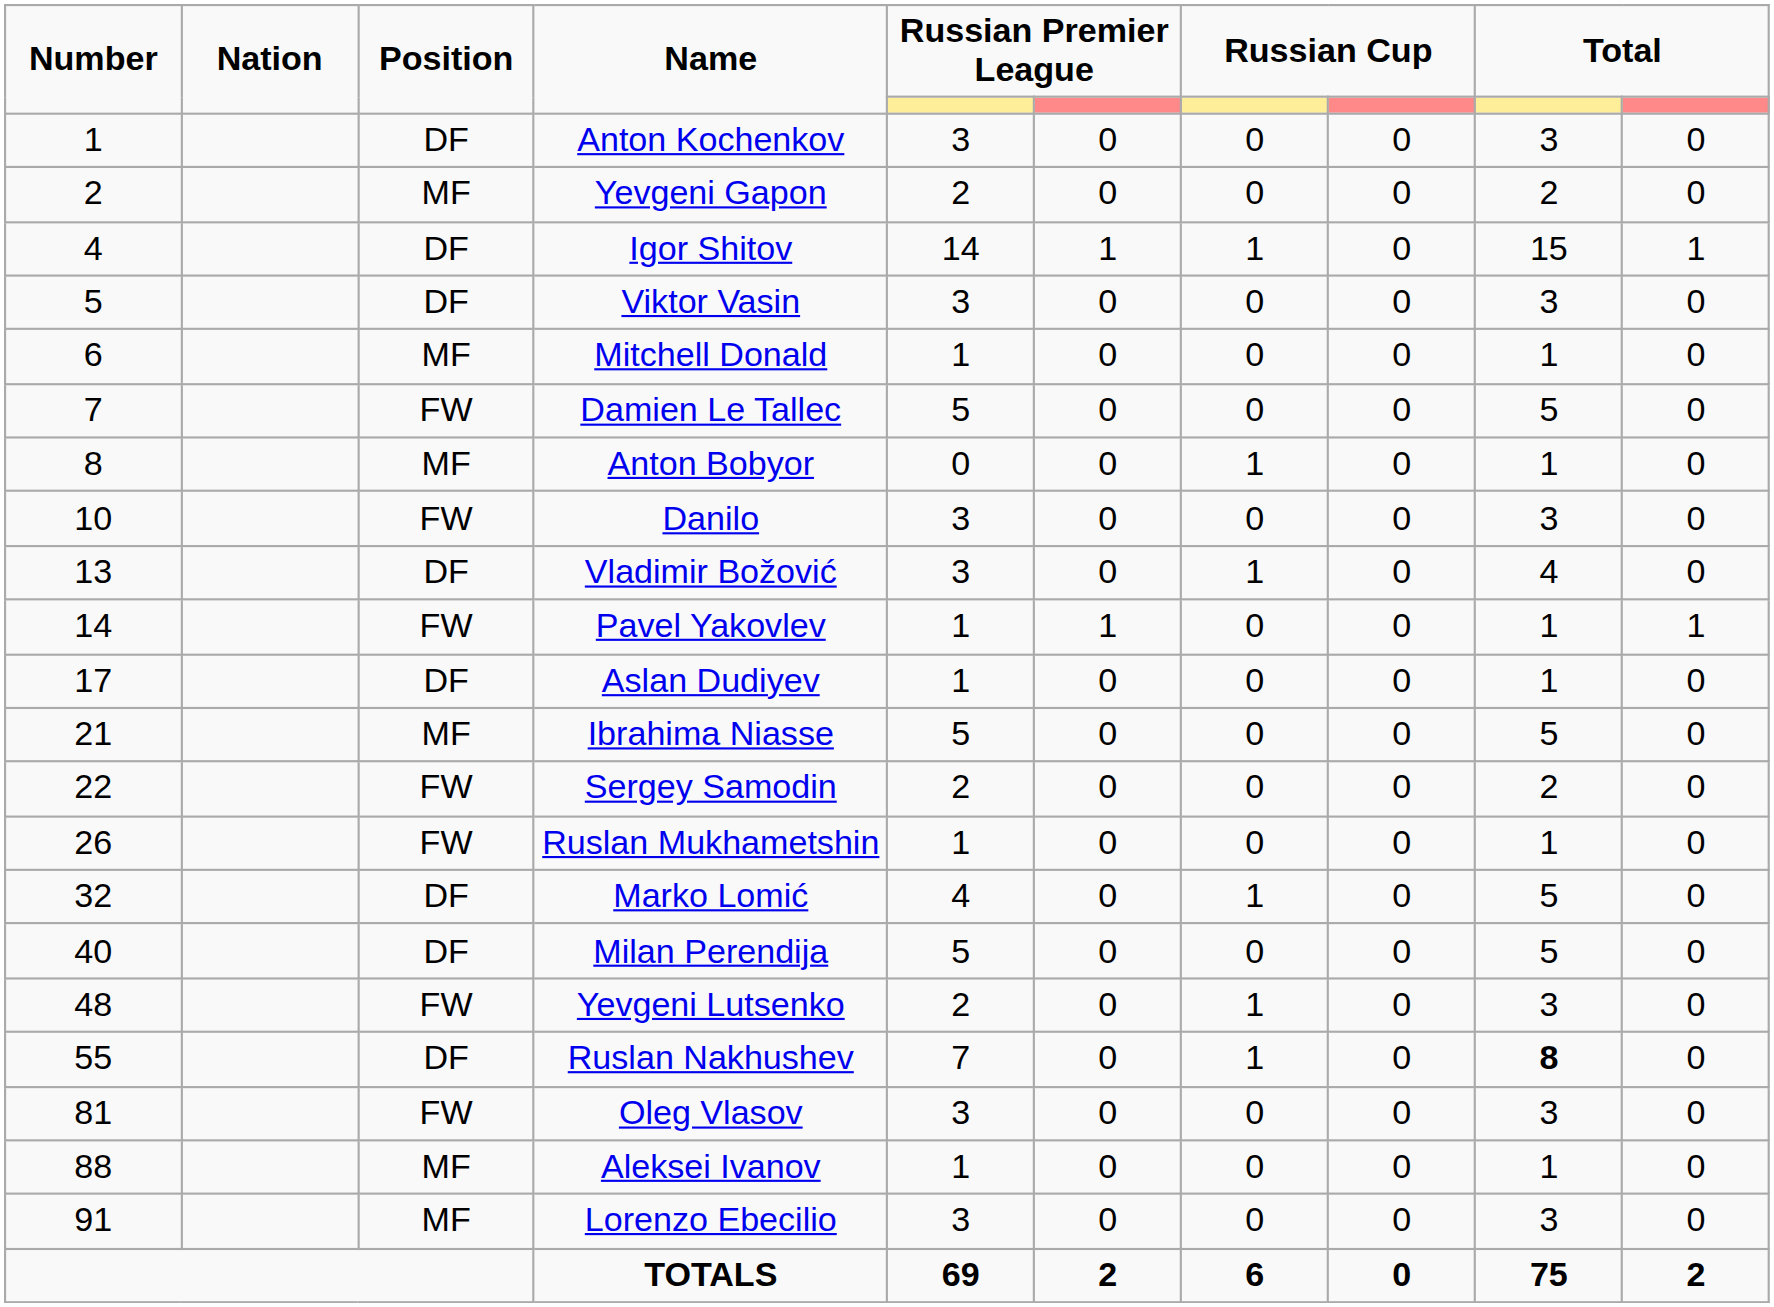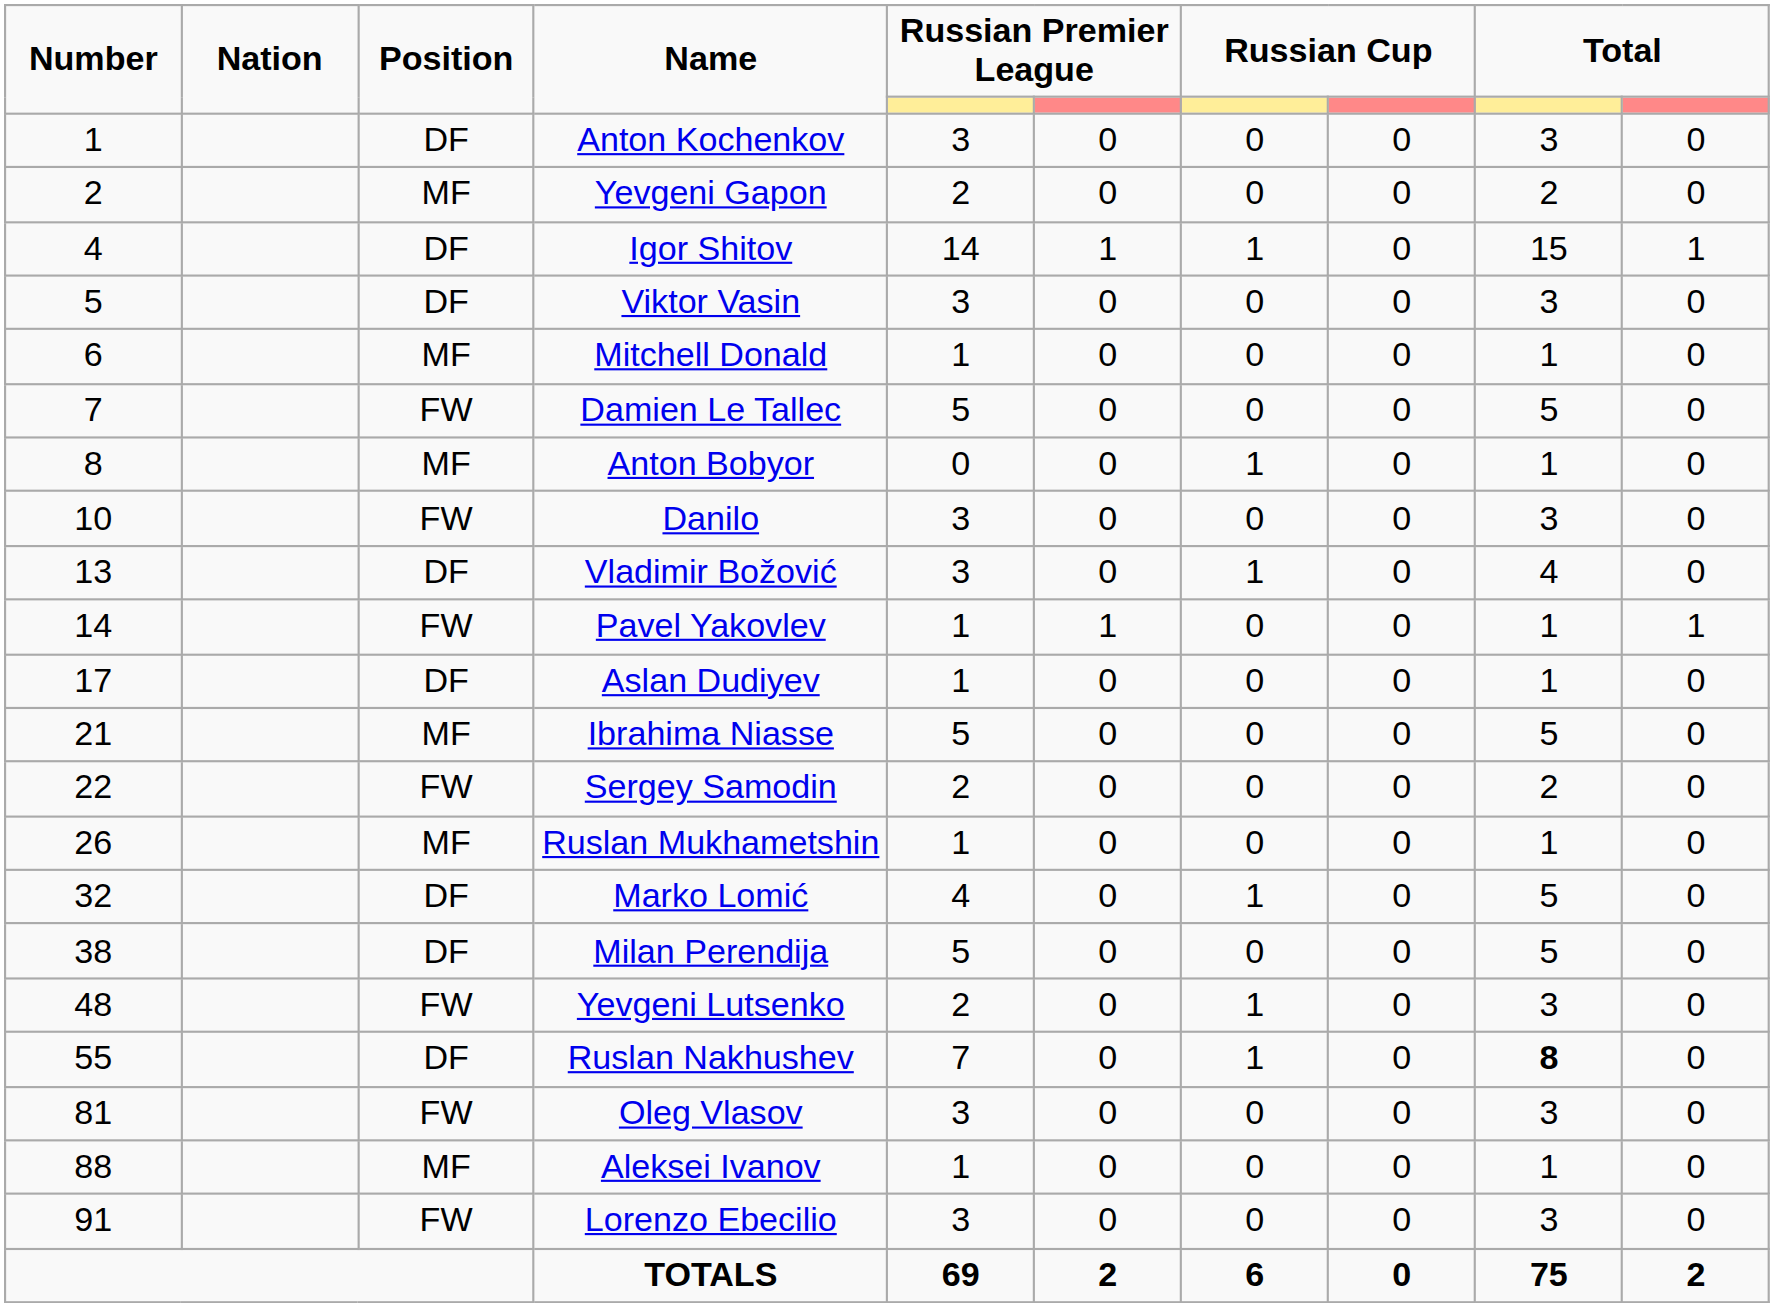(446, 842) FW -> (446, 842) MF
(93, 950) 40 -> (93, 950) 38
(446, 1220) MF -> (446, 1220) FW
